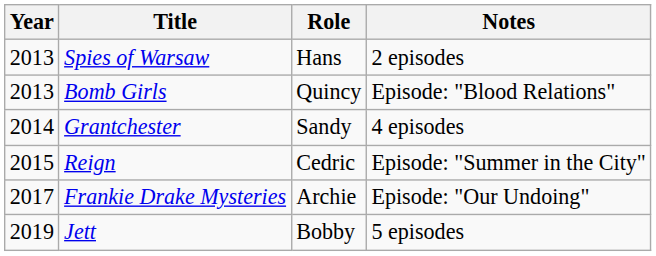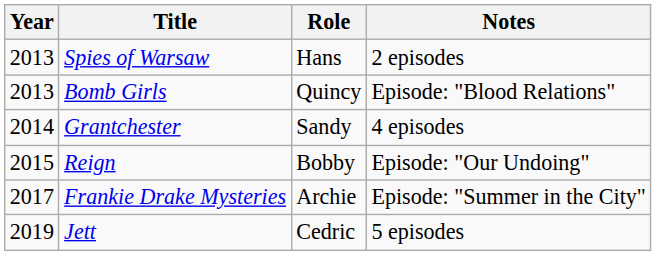(326, 162) Cedric -> (326, 162) Bobby
(509, 162) Episode: "Summer in the City" -> (480, 162) Episode: "Our Undoing"
(480, 197) Episode: "Our Undoing" -> (509, 197) Episode: "Summer in the City"
(326, 232) Bobby -> (326, 232) Cedric
